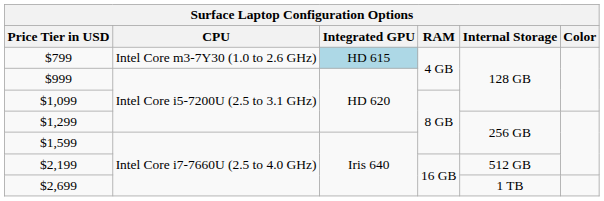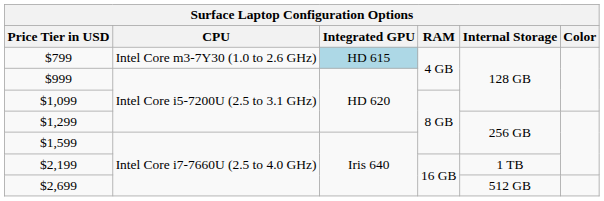(510, 164) 512 GB -> (510, 164) 1 TB
(510, 185) 1 TB -> (510, 185) 512 GB
